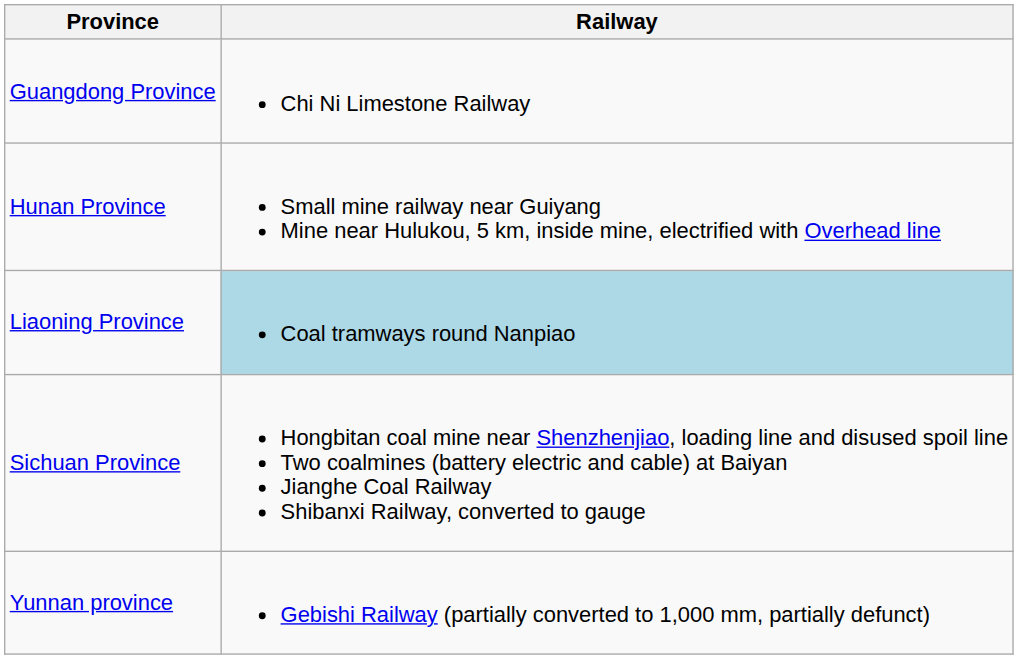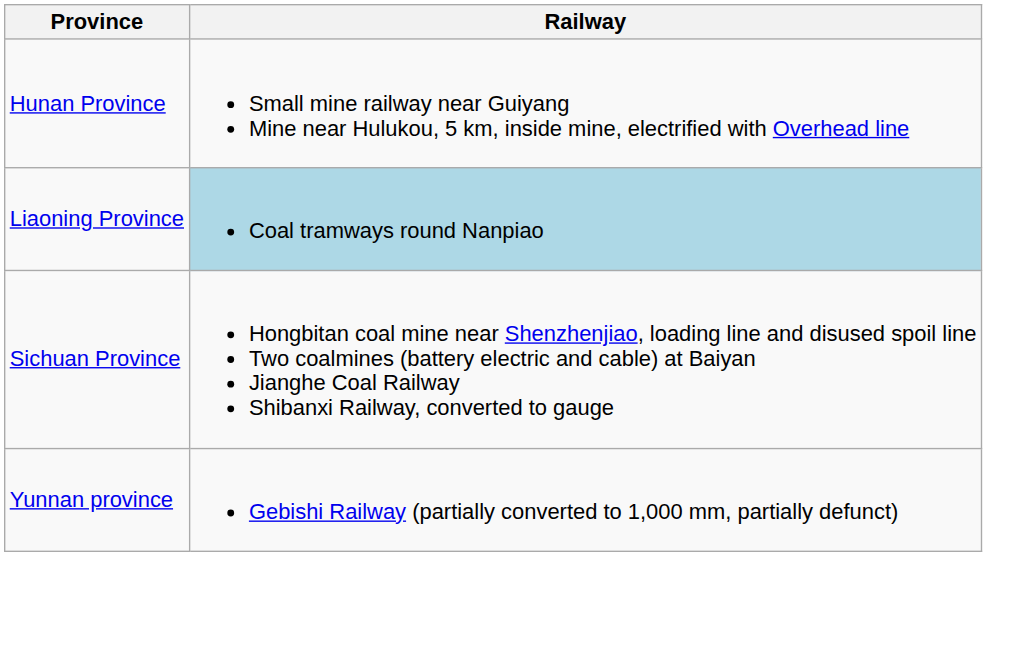- row: (113, 90)
